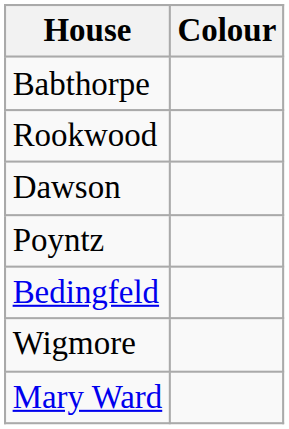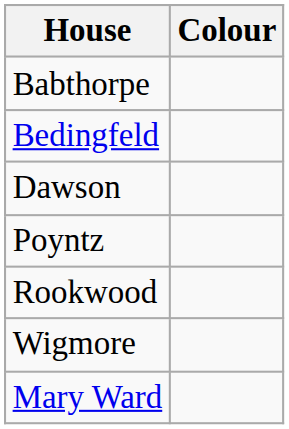rows swapped: (86, 291) <-> (85, 135)
